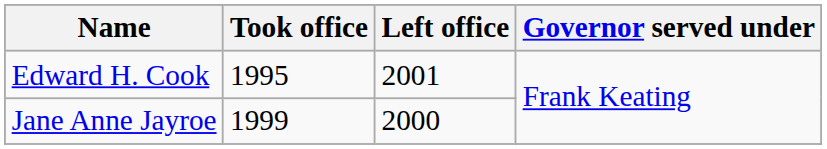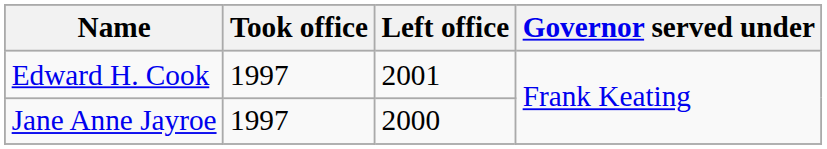(259, 74) 1995 -> (259, 74) 1997
(259, 120) 1999 -> (259, 120) 1997
